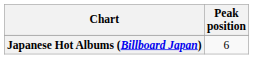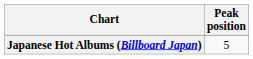(226, 44) 6 -> (226, 44) 5
